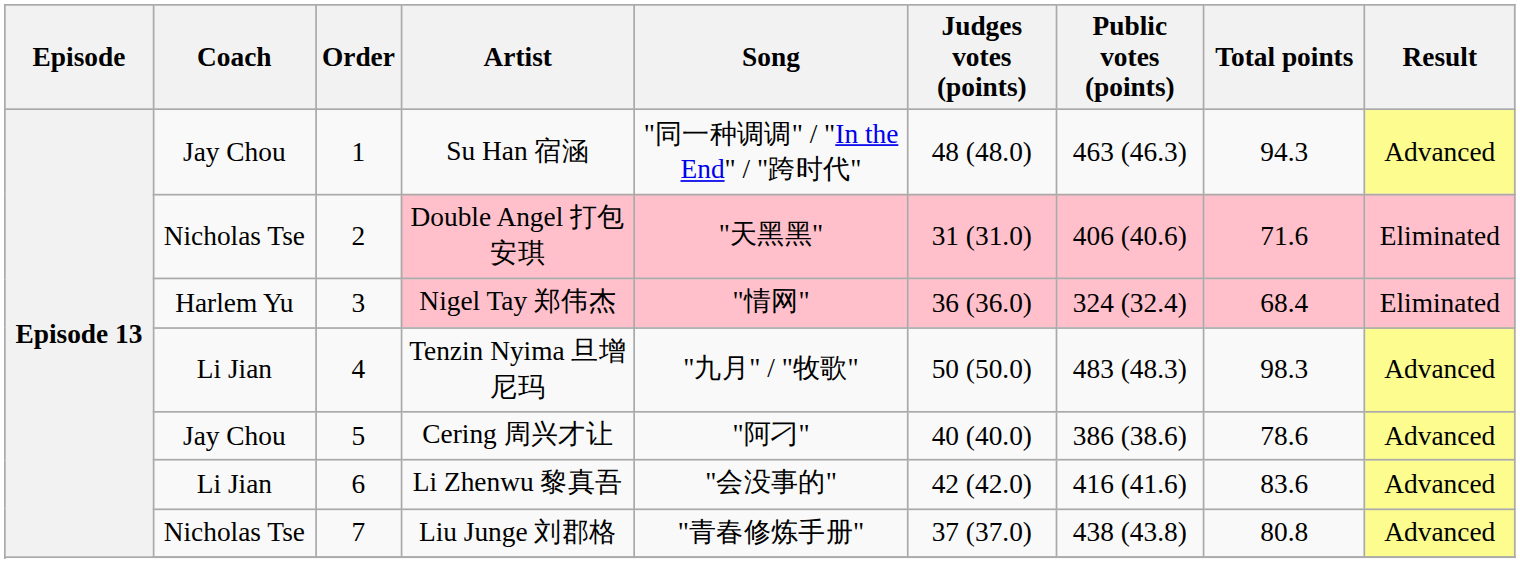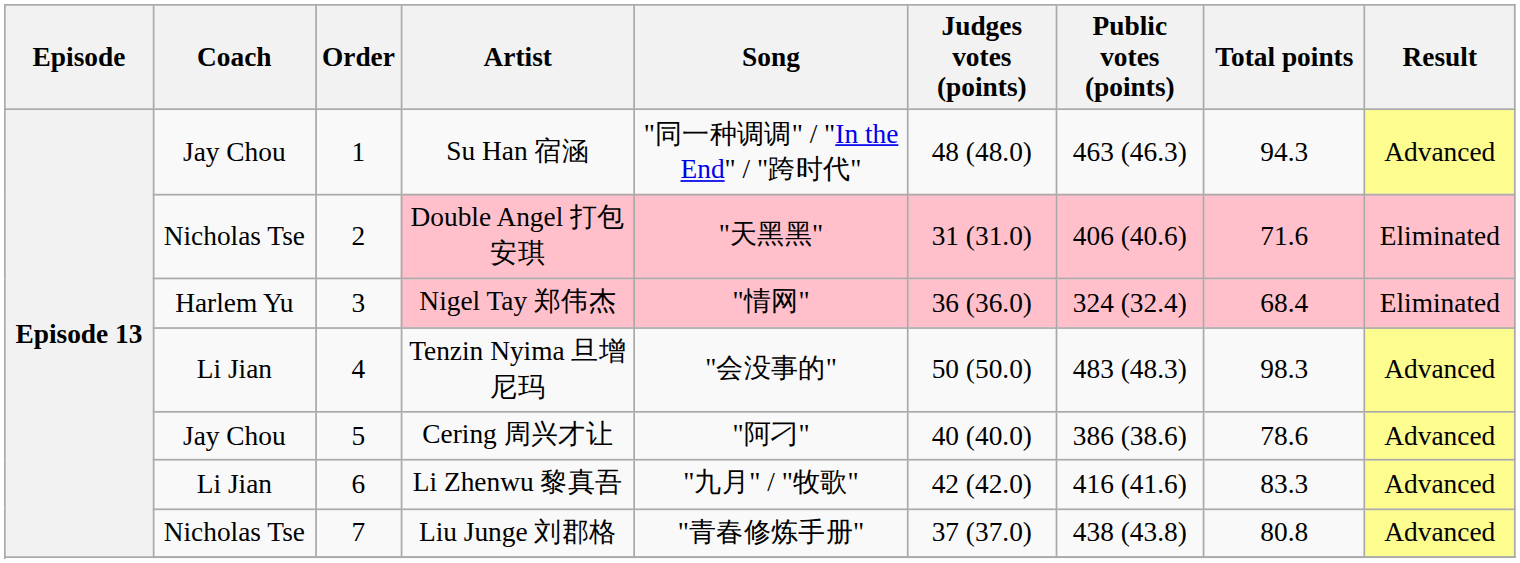(771, 368) "九月" / "牧歌" -> (771, 368) "会没事的"
(771, 483) "会没事的" -> (771, 483) "九月" / "牧歌"
(1284, 484) 83.6 -> (1284, 484) 83.3
